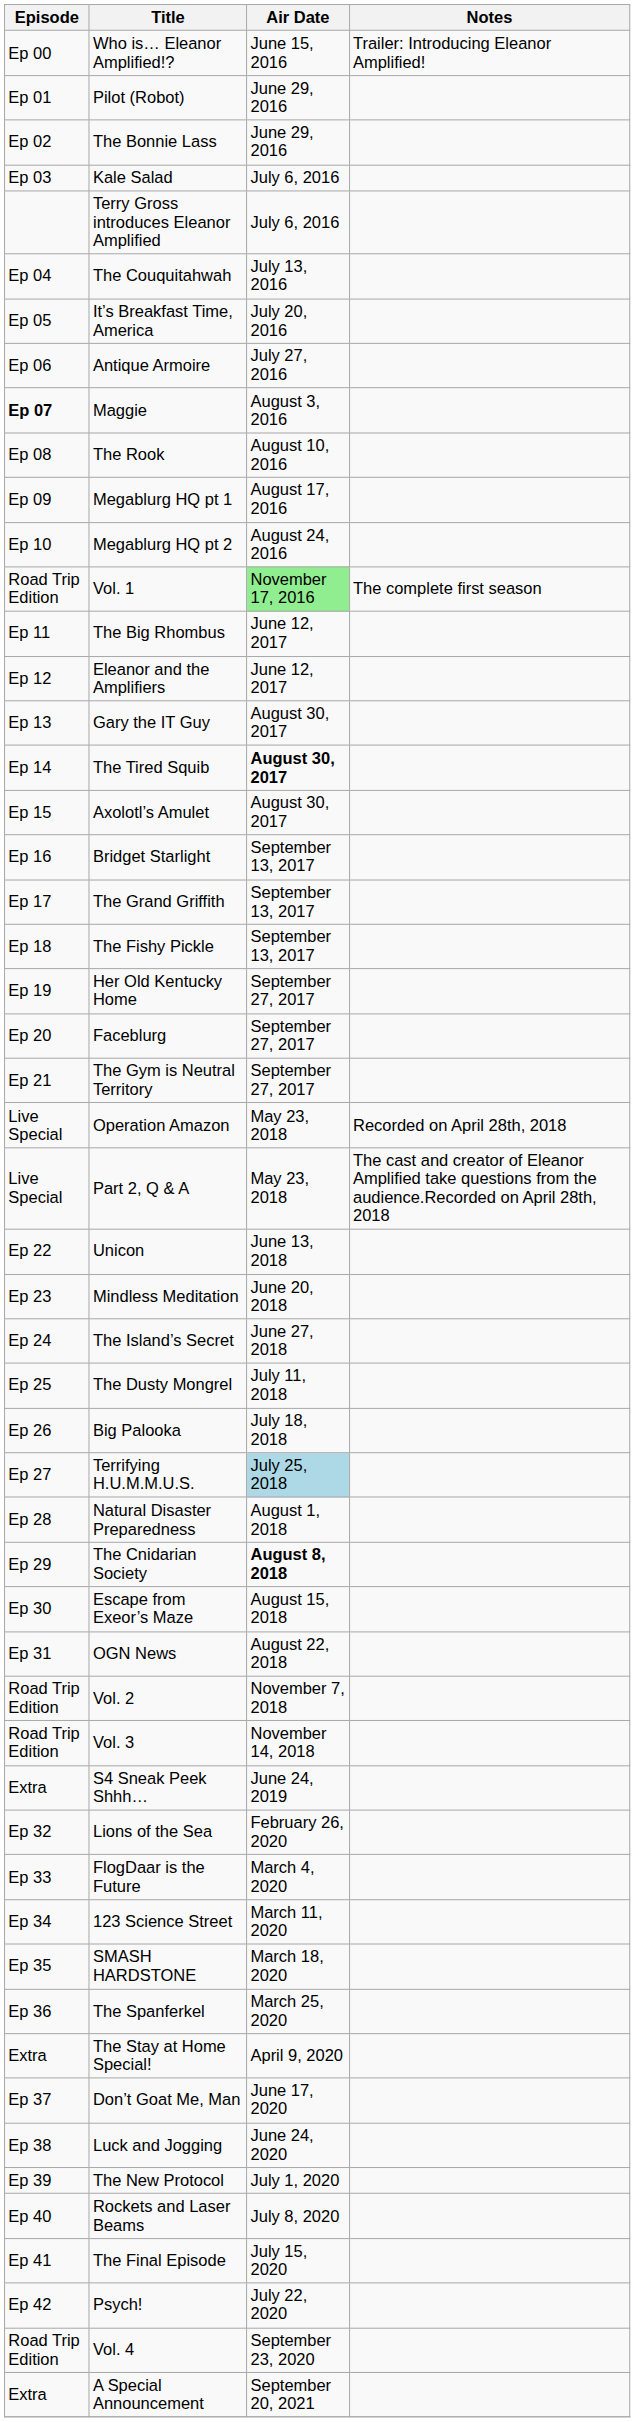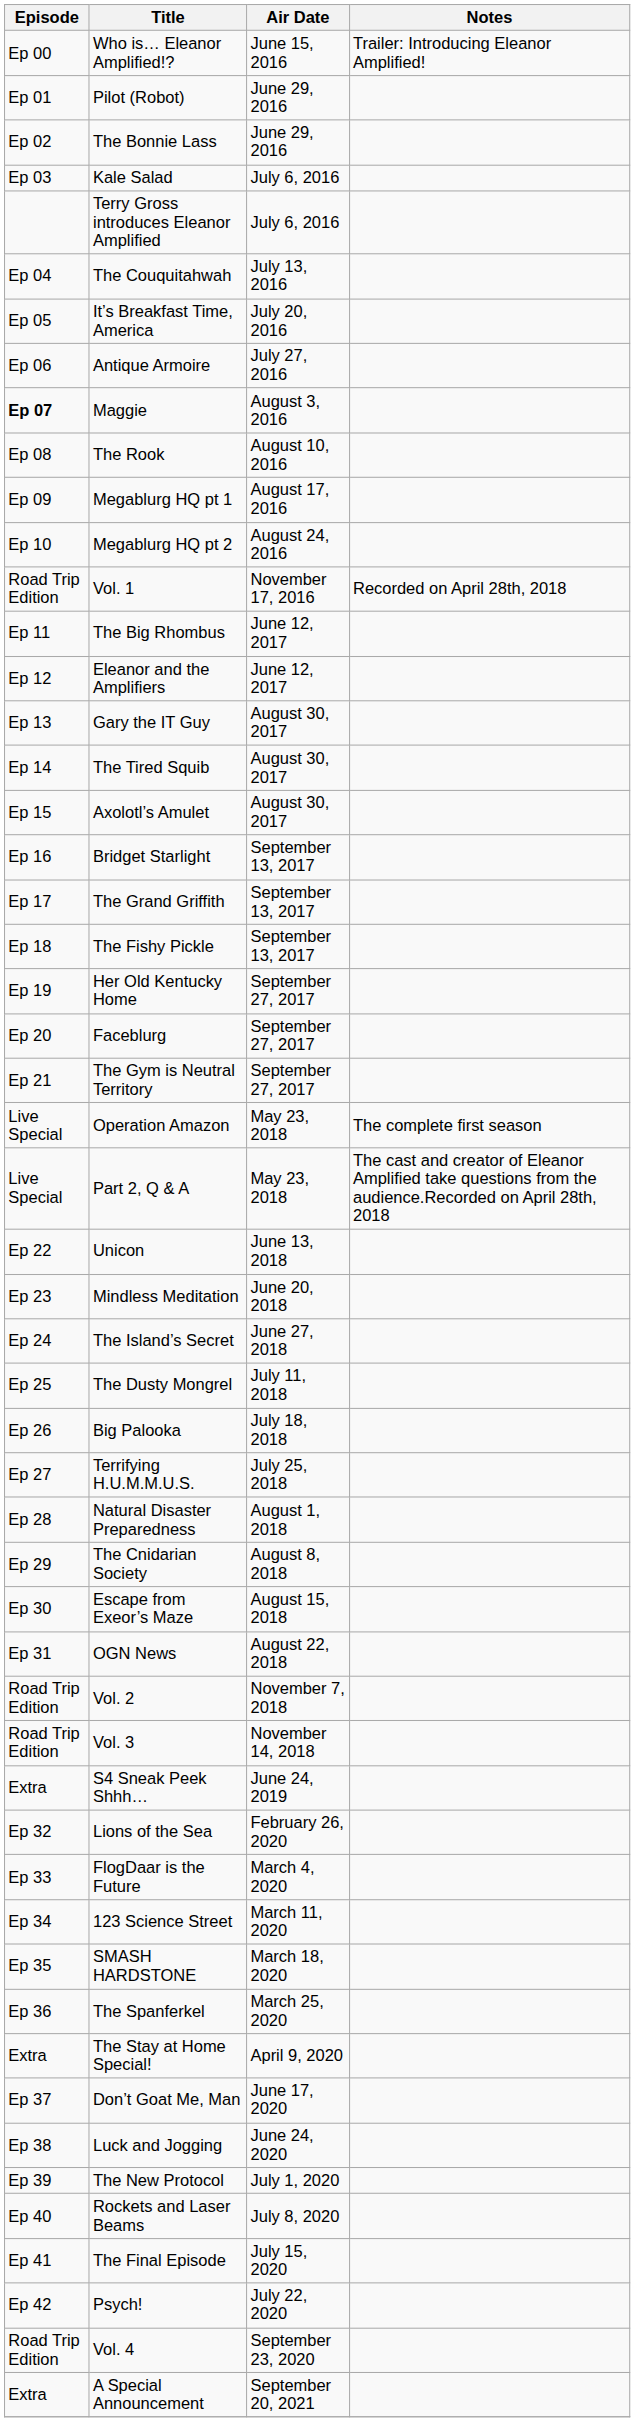(288, 589) lightgreen background -> (288, 589) no background
(447, 589) The complete first season -> (460, 589) Recorded on April 28th, 2018
(293, 767) bold -> (290, 767) normal
(460, 1125) Recorded on April 28th, 2018 -> (447, 1125) The complete first season
(279, 1475) lightblue background -> (279, 1475) no background
(288, 1564) bold -> (285, 1564) normal
